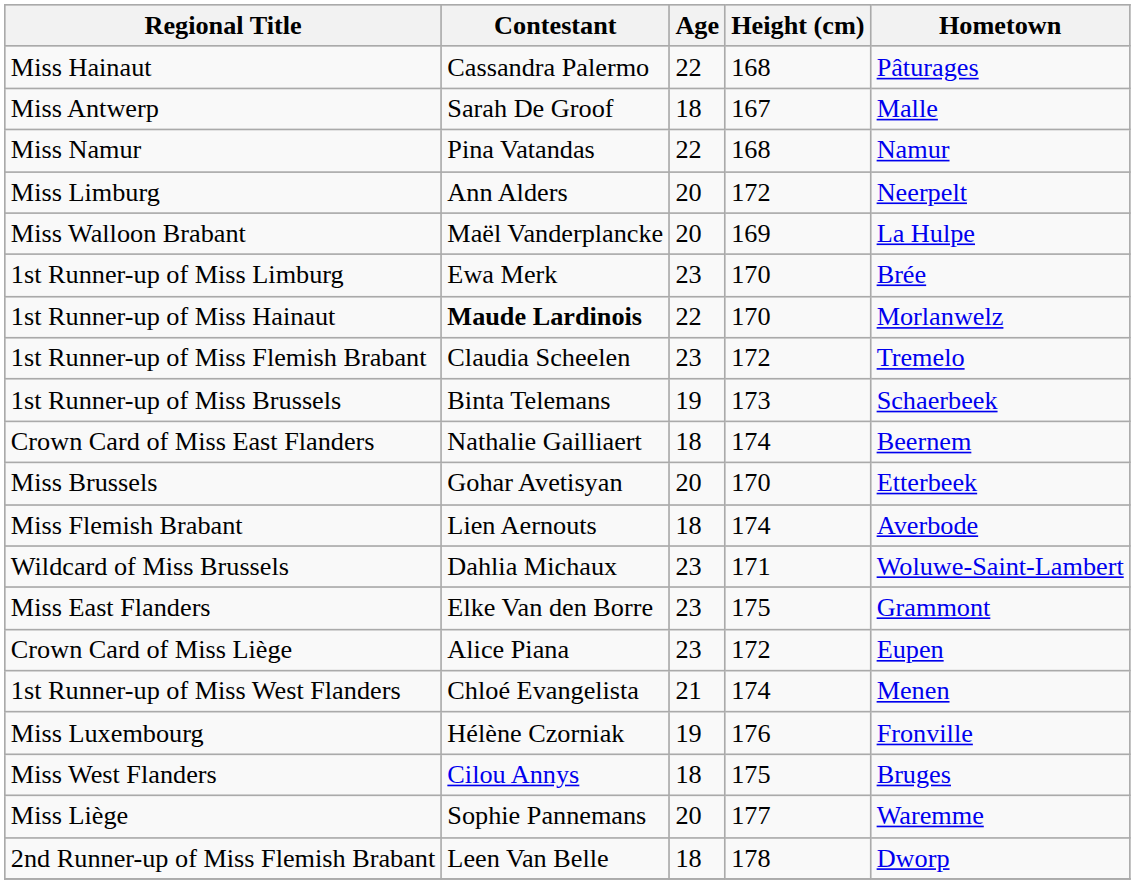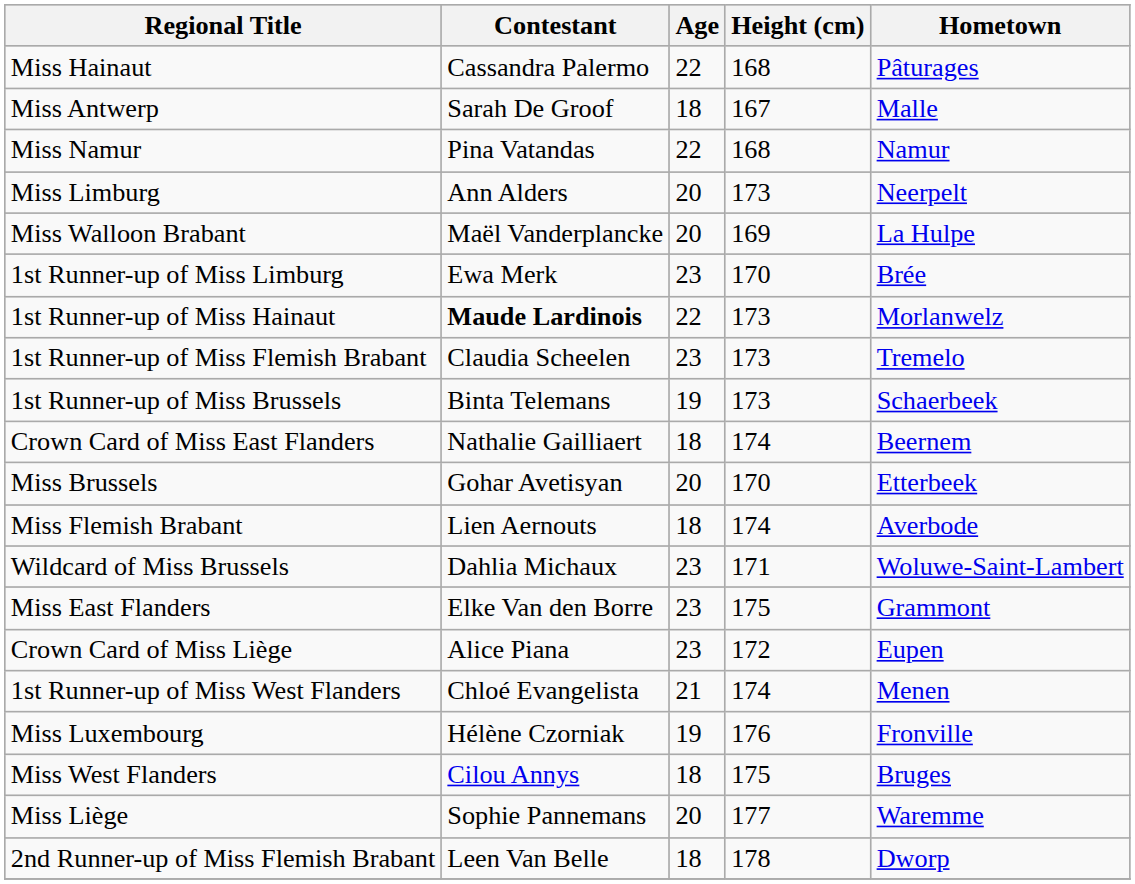(751, 191) 172 -> (751, 191) 173
(751, 316) 170 -> (751, 316) 173
(751, 358) 172 -> (751, 358) 173
